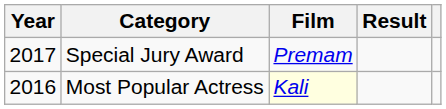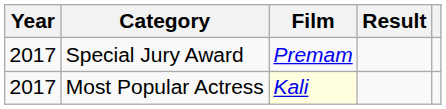(33, 87) 2016 -> (33, 87) 2017
